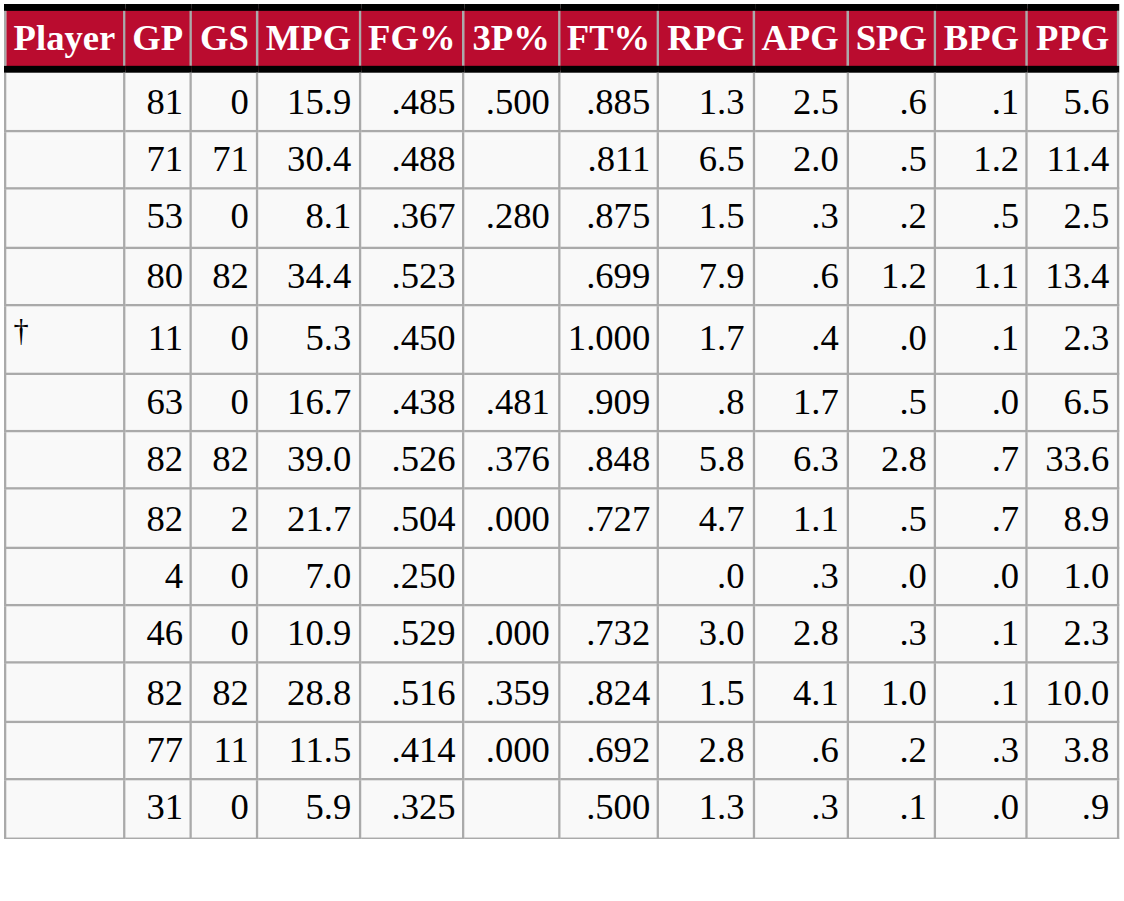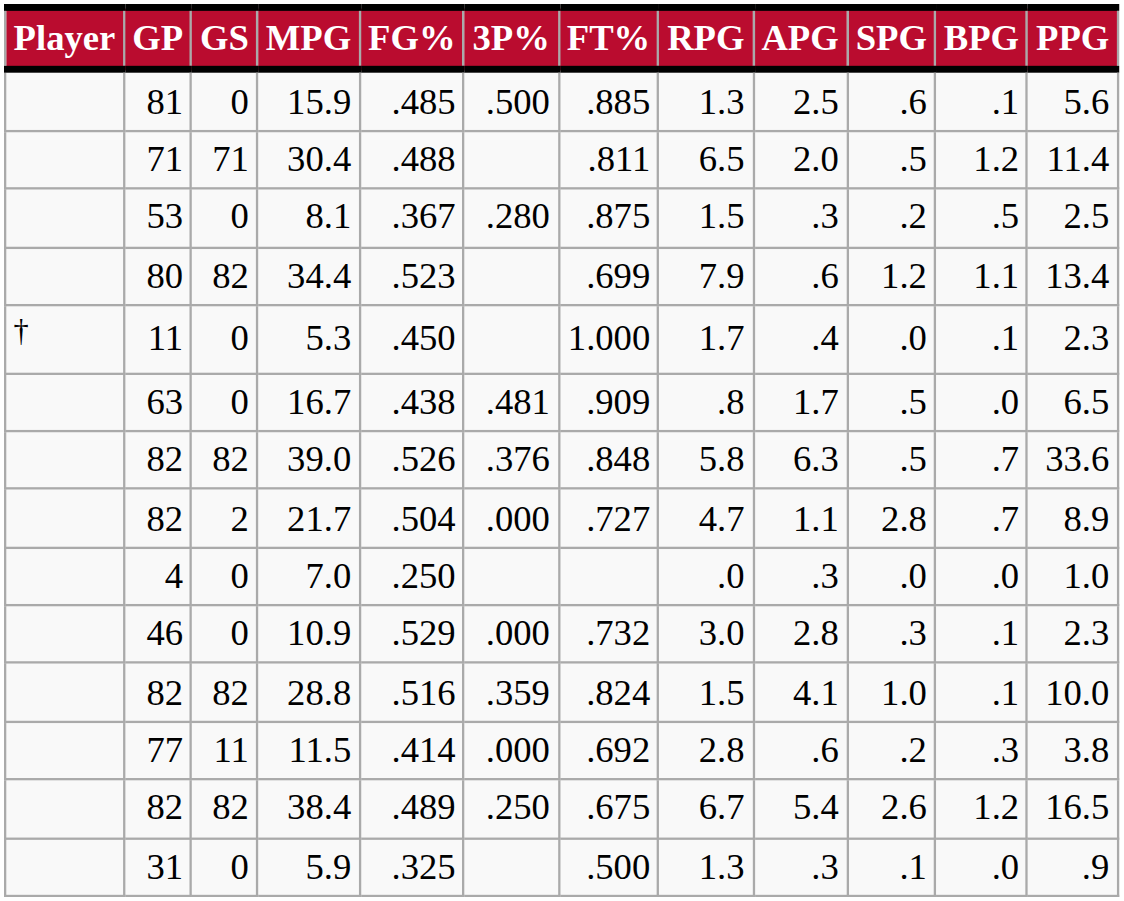(904, 459) 2.8 -> (913, 459) .5
(913, 517) .5 -> (904, 517) 2.8
+ row: (319, 808)
